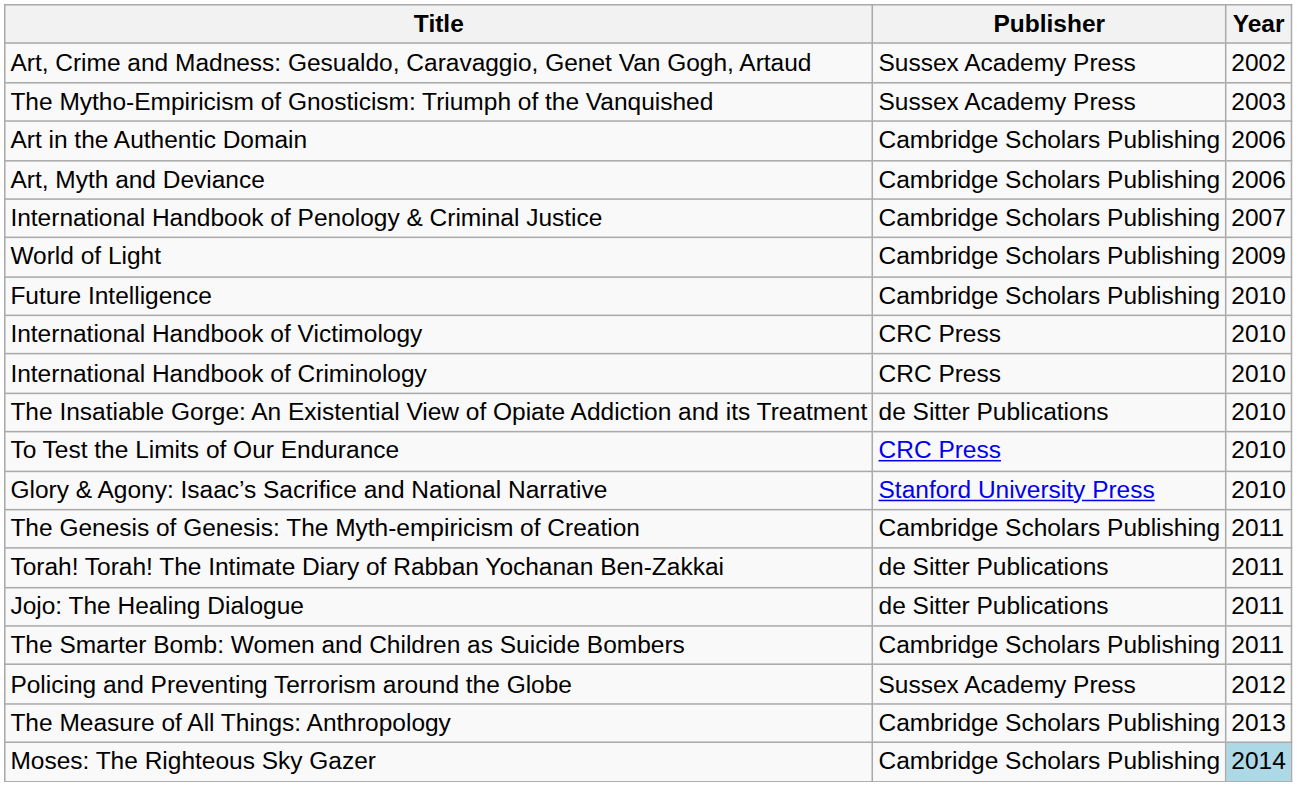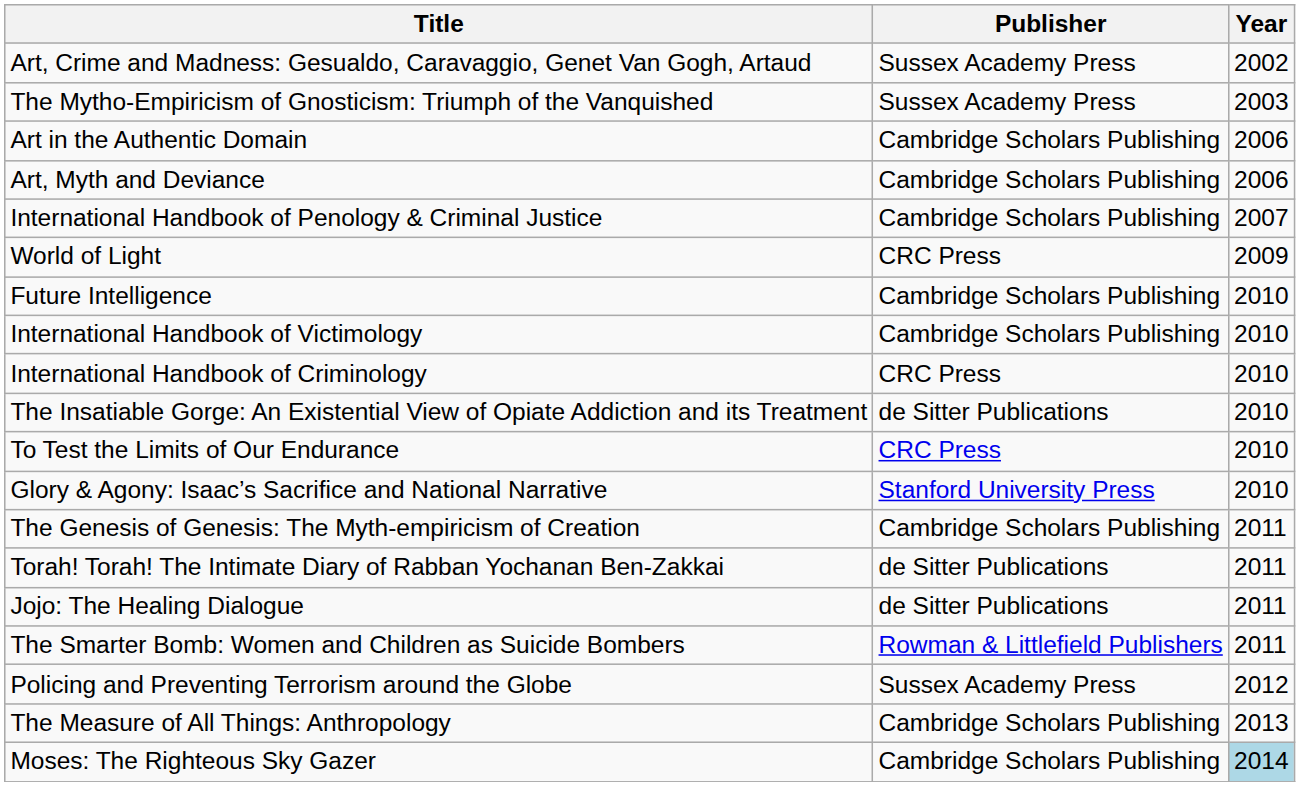(1049, 256) Cambridge Scholars Publishing -> (940, 256) CRC Press
(940, 334) CRC Press -> (1049, 334) Cambridge Scholars Publishing
(1049, 645) Cambridge Scholars Publishing -> (1051, 645) Rowman & Littlefield Publishers
